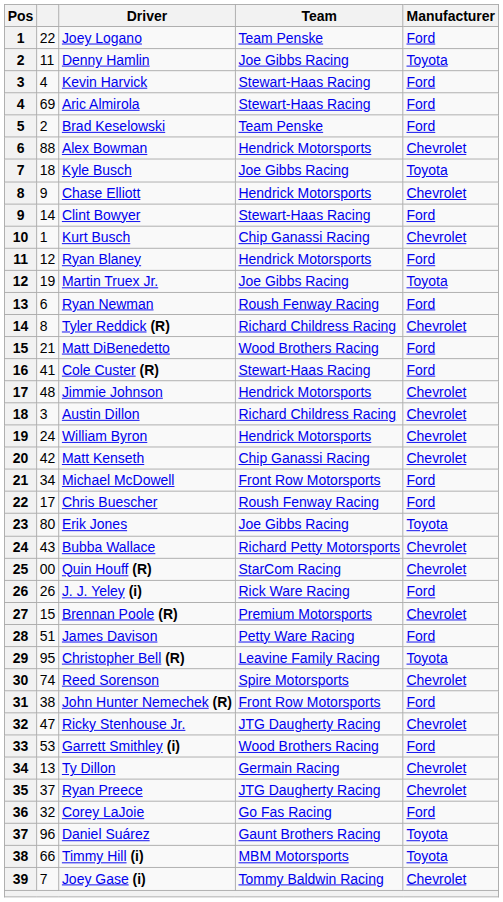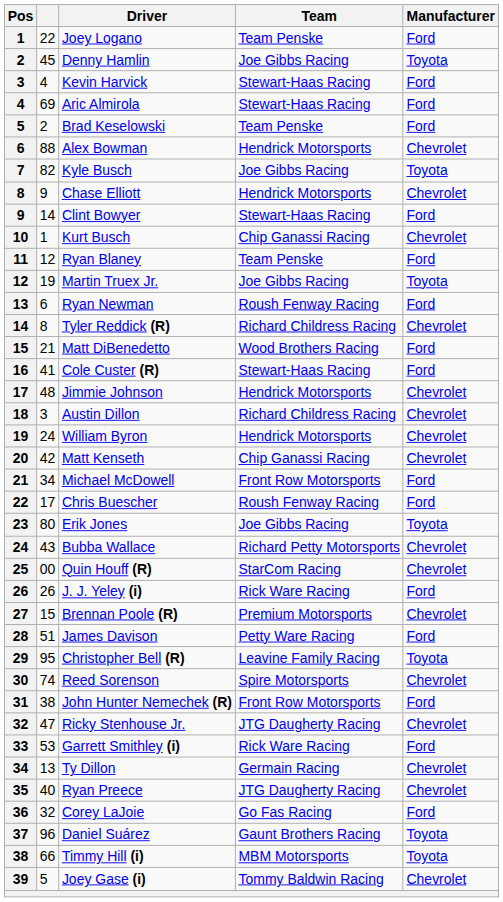(47, 60) 11 -> (48, 60) 45
(48, 171) 18 -> (48, 171) 82
(305, 259) Hendrick Motorsports -> (281, 259) Team Penske
(309, 746) Wood Brothers Racing -> (294, 746) Rick Ware Racing
(48, 791) 37 -> (48, 791) 40
(44, 879) 7 -> (44, 879) 5
